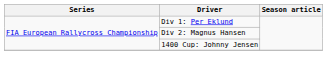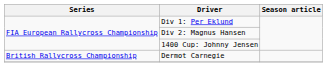+ row: (193, 56)
